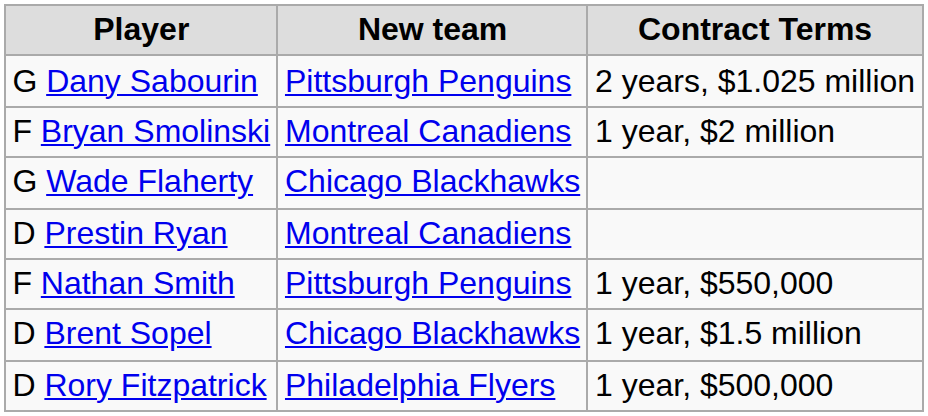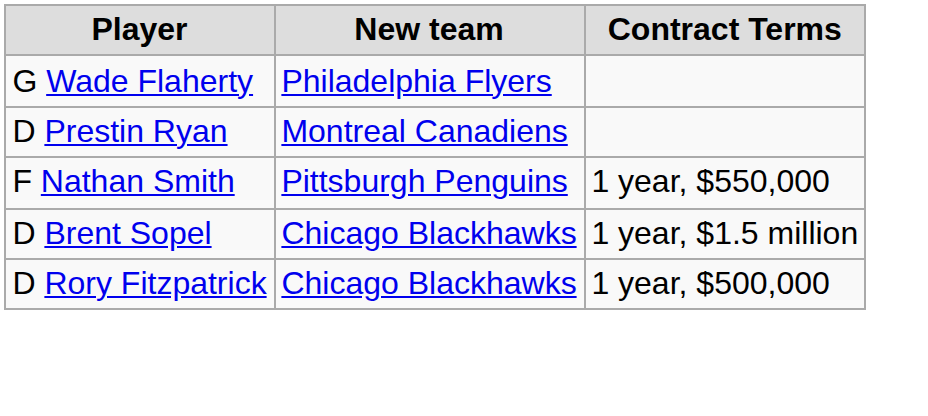- row: (135, 80)
- row: (141, 131)
(433, 182) Chicago Blackhawks -> (417, 80) Philadelphia Flyers
(420, 385) Philadelphia Flyers -> (429, 283) Chicago Blackhawks
